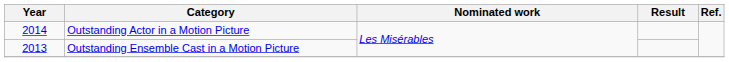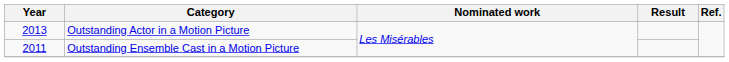(34, 30) 2014 -> (34, 30) 2013
(34, 48) 2013 -> (34, 48) 2011
